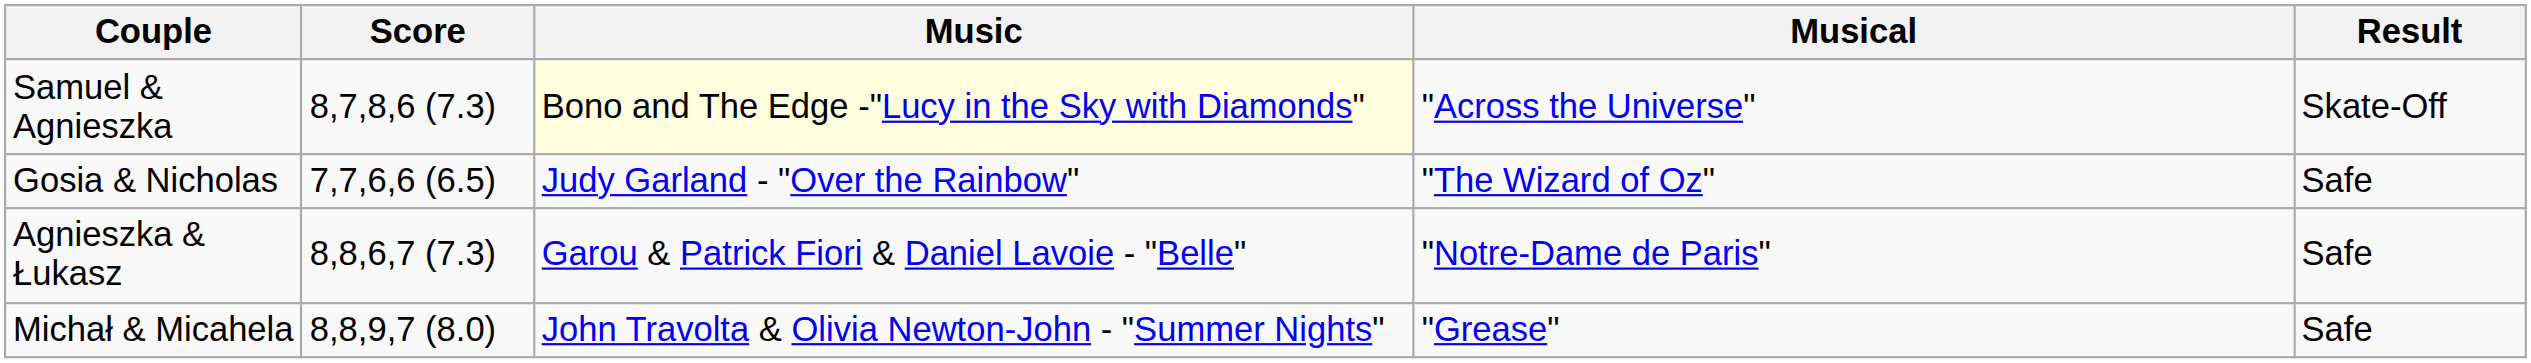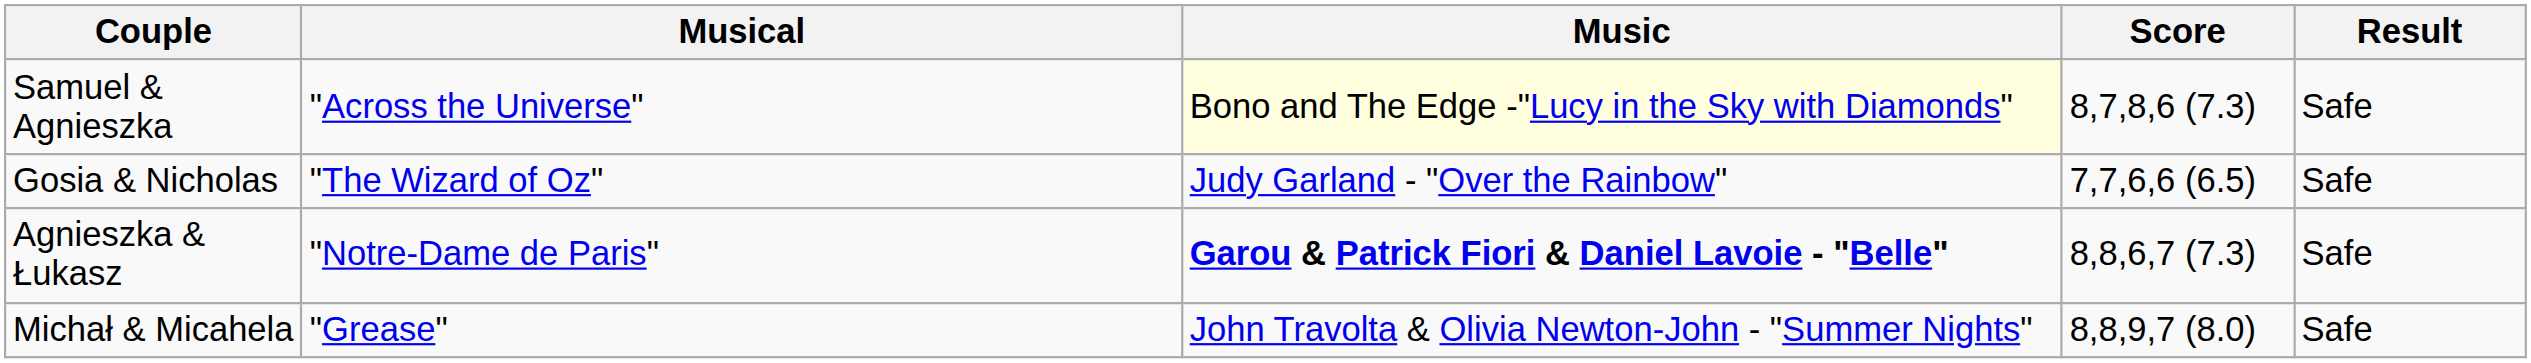columns swapped: (418, 31) <-> (1854, 31)
(2374, 106) Skate-Off -> (2337, 106) Safe
(894, 254) normal -> (1569, 254) bold
